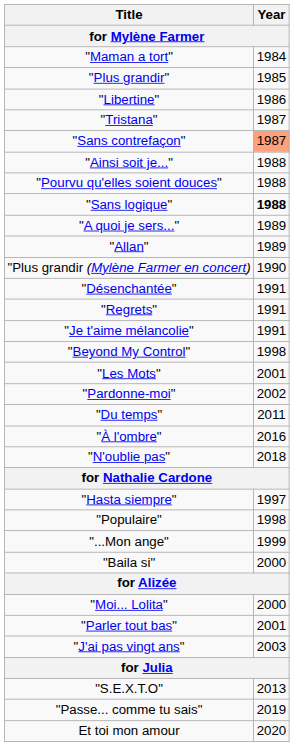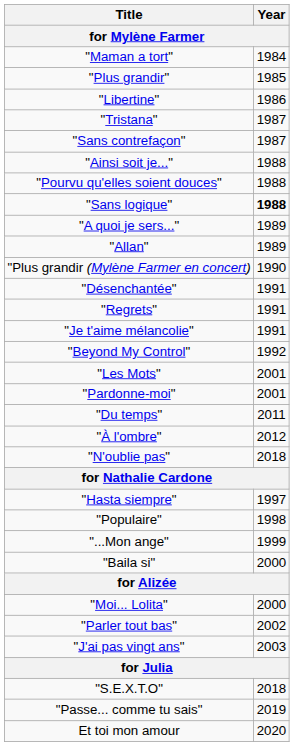(271, 141) lightsalmon background -> (271, 141) no background
(271, 352) 1998 -> (271, 352) 1992
(271, 394) 2002 -> (271, 394) 2001
(271, 436) 2016 -> (271, 436) 2012
(271, 625) 2001 -> (271, 625) 2002
(271, 688) 2013 -> (271, 688) 2018
